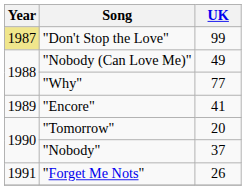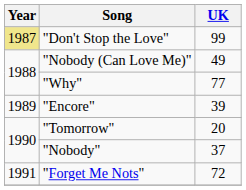(218, 106) 41 -> (218, 106) 39
(218, 173) 26 -> (218, 173) 72
